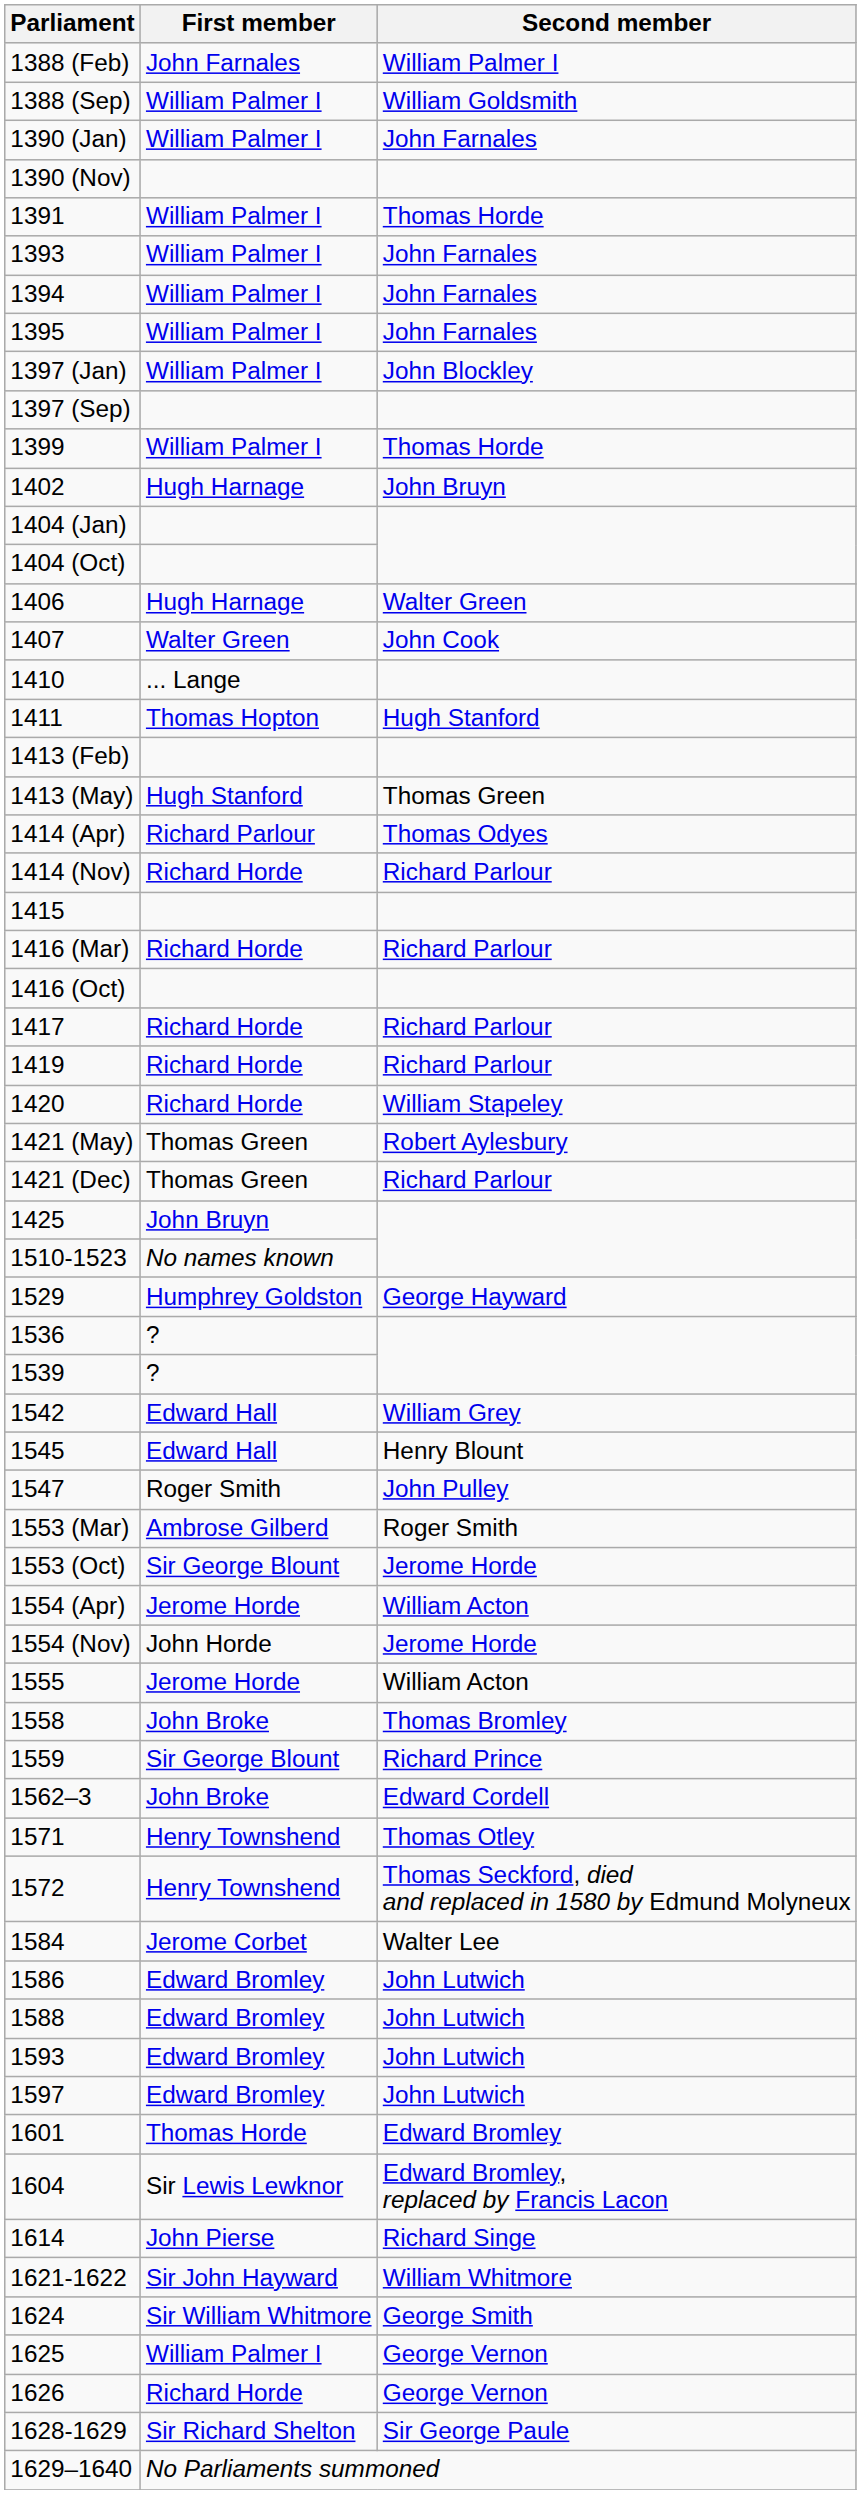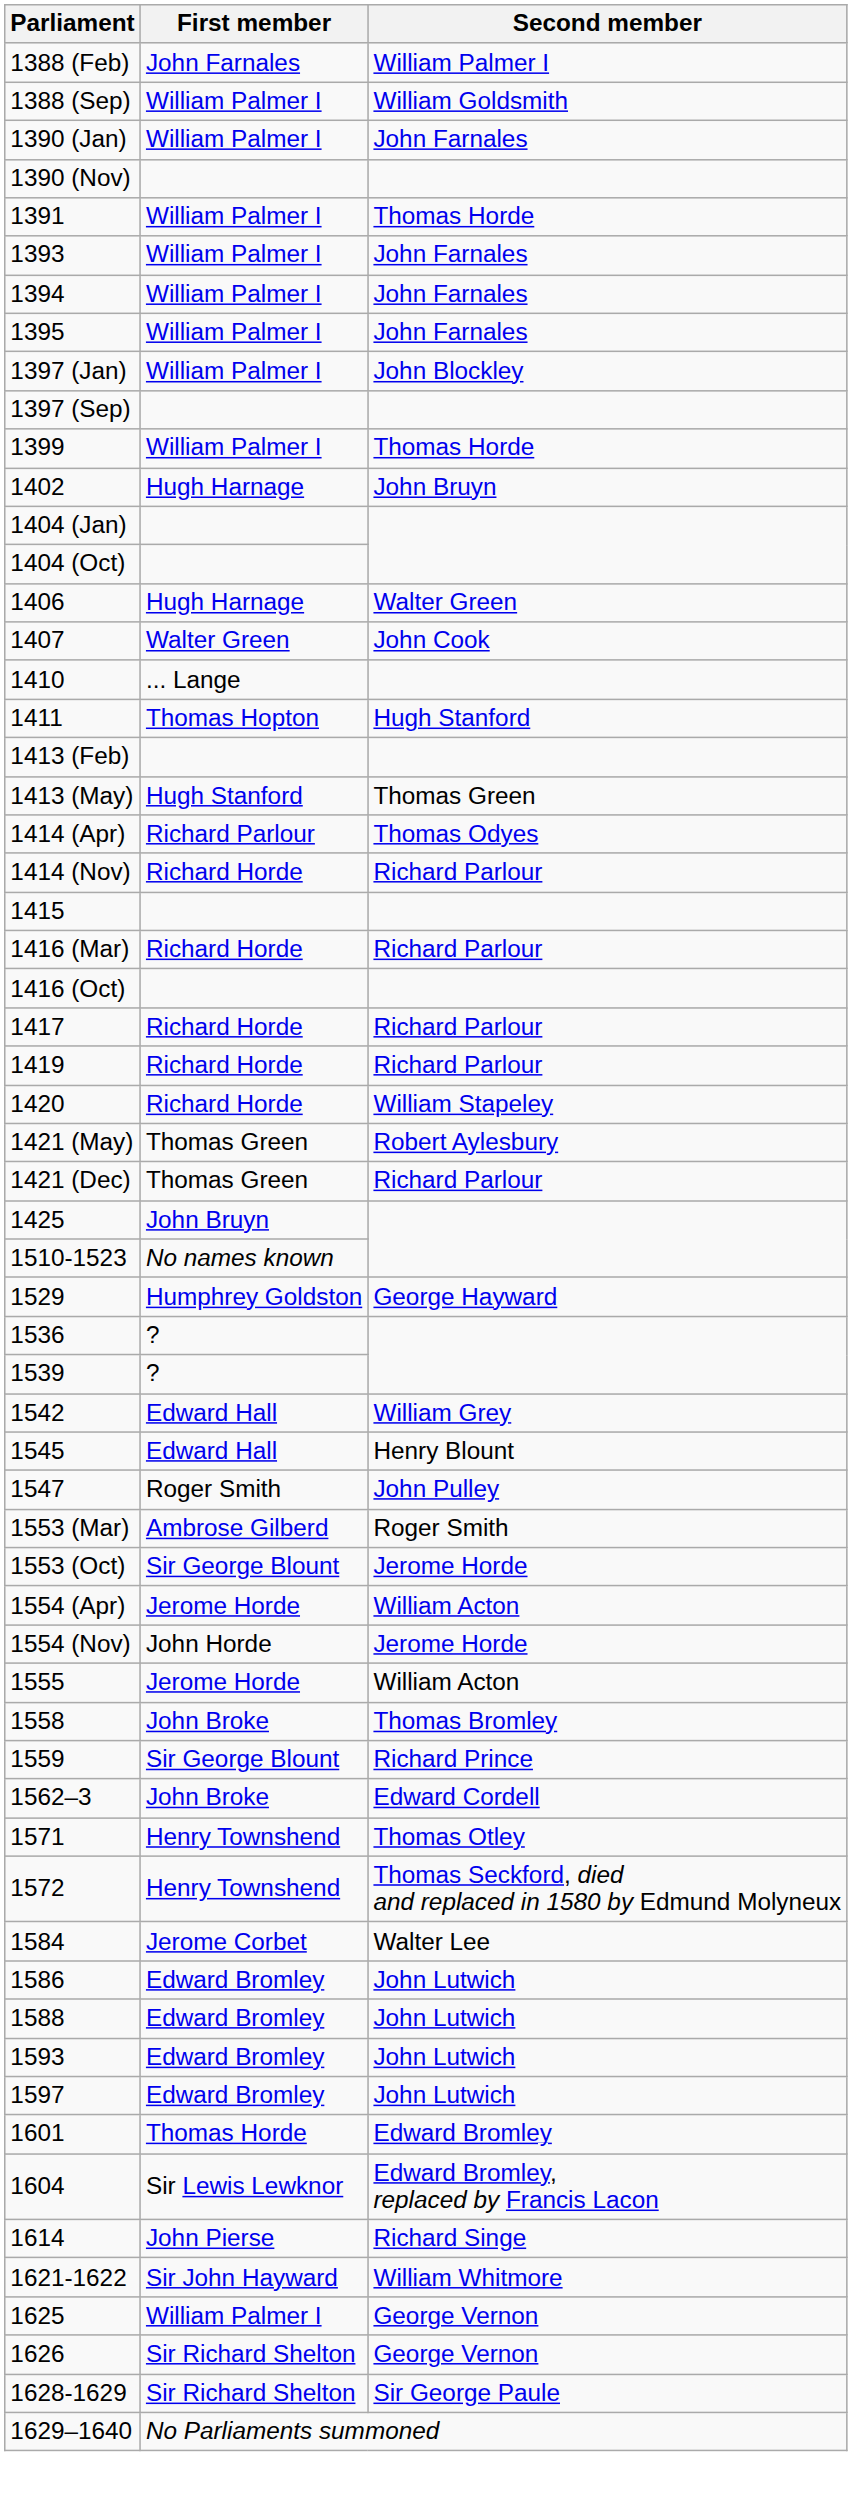- row: (37, 2315)
(224, 2392) Richard Horde -> (251, 2354) Sir Richard Shelton
